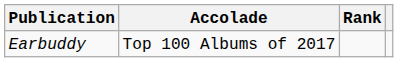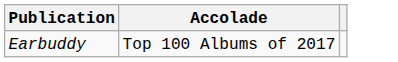- column: (362, 18)
